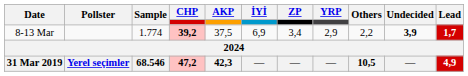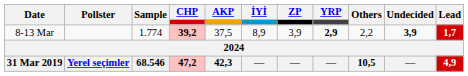(259, 32) 6,9 -> (259, 32) 8,9
(295, 32) 3,4 -> (295, 32) 3,9
(331, 32) normal -> (331, 32) bold
